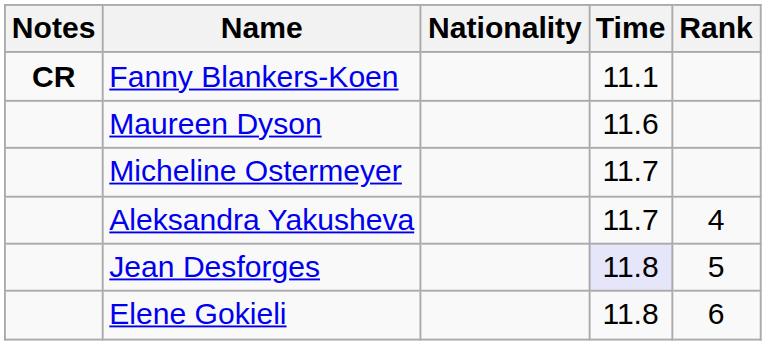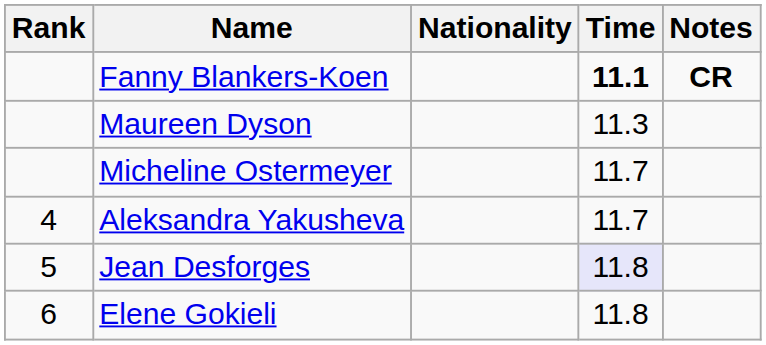columns swapped: (716, 28) <-> (54, 28)
(631, 76) normal -> (621, 76) bold
(631, 123) 11.6 -> (621, 123) 11.3
